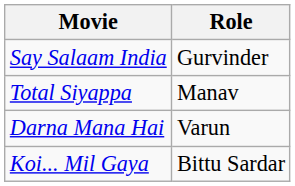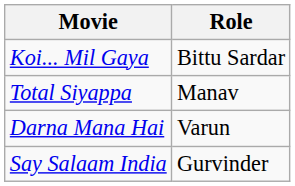rows swapped: (79, 163) <-> (88, 57)
